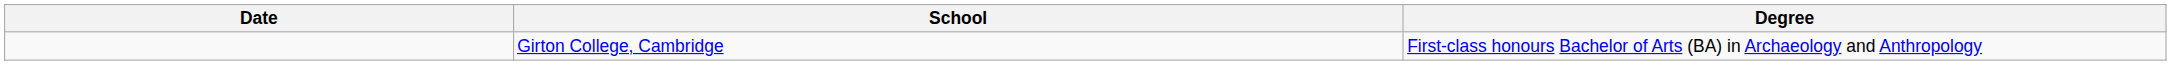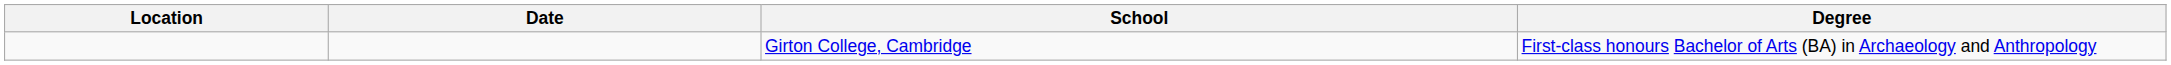+ column: (167, 18)
